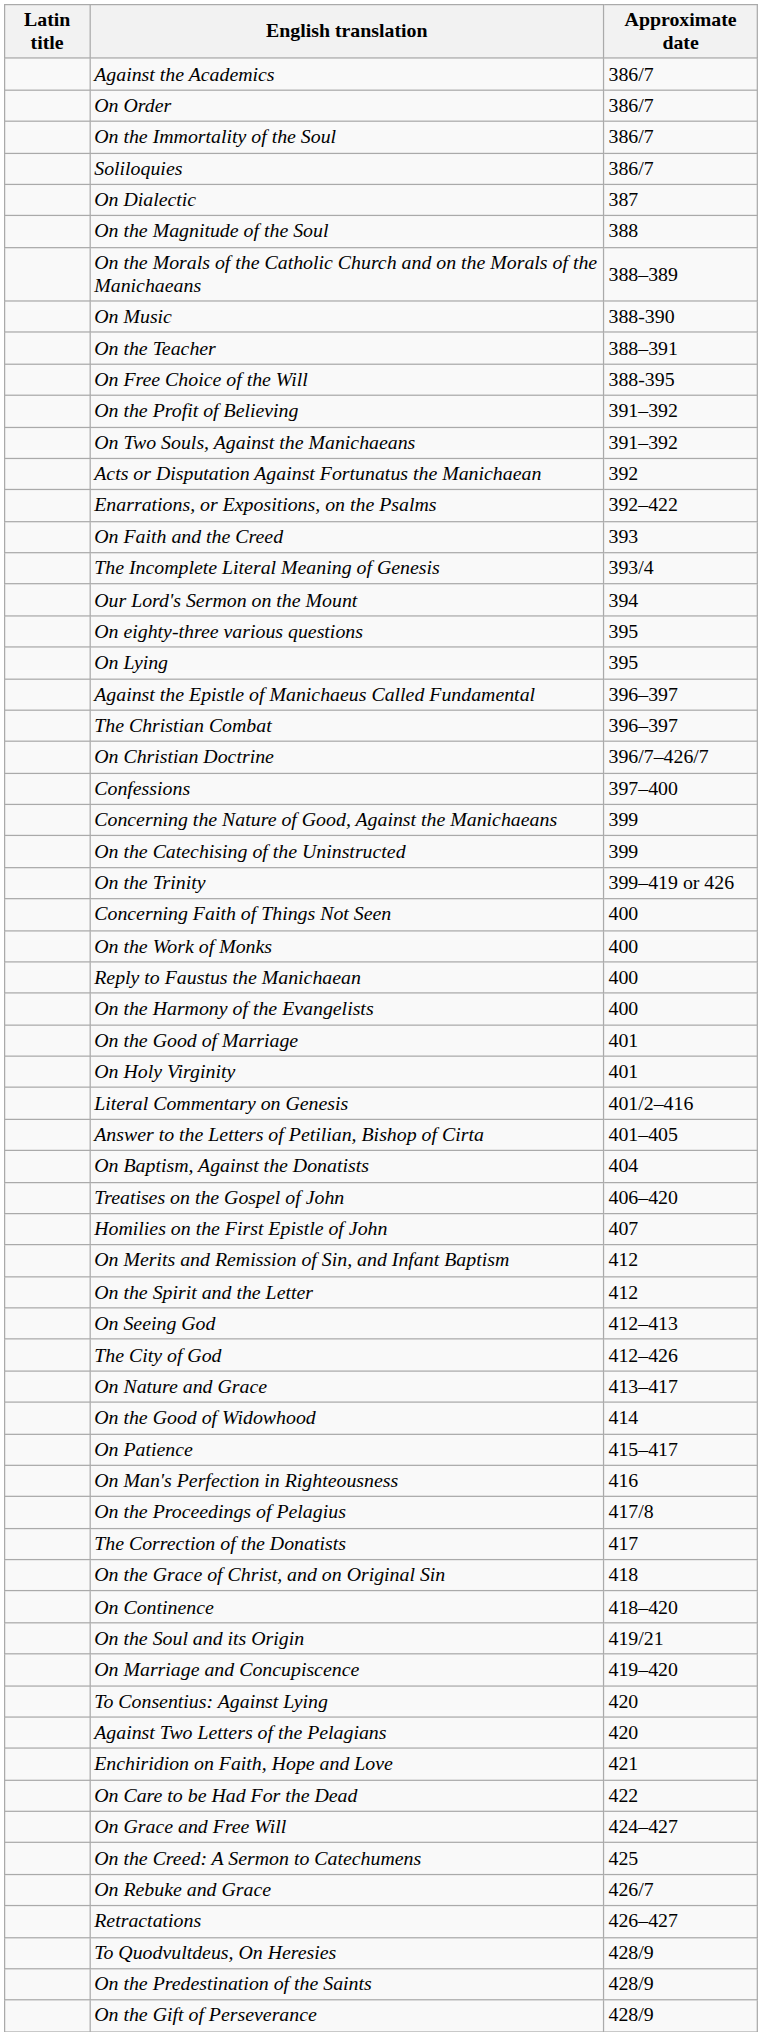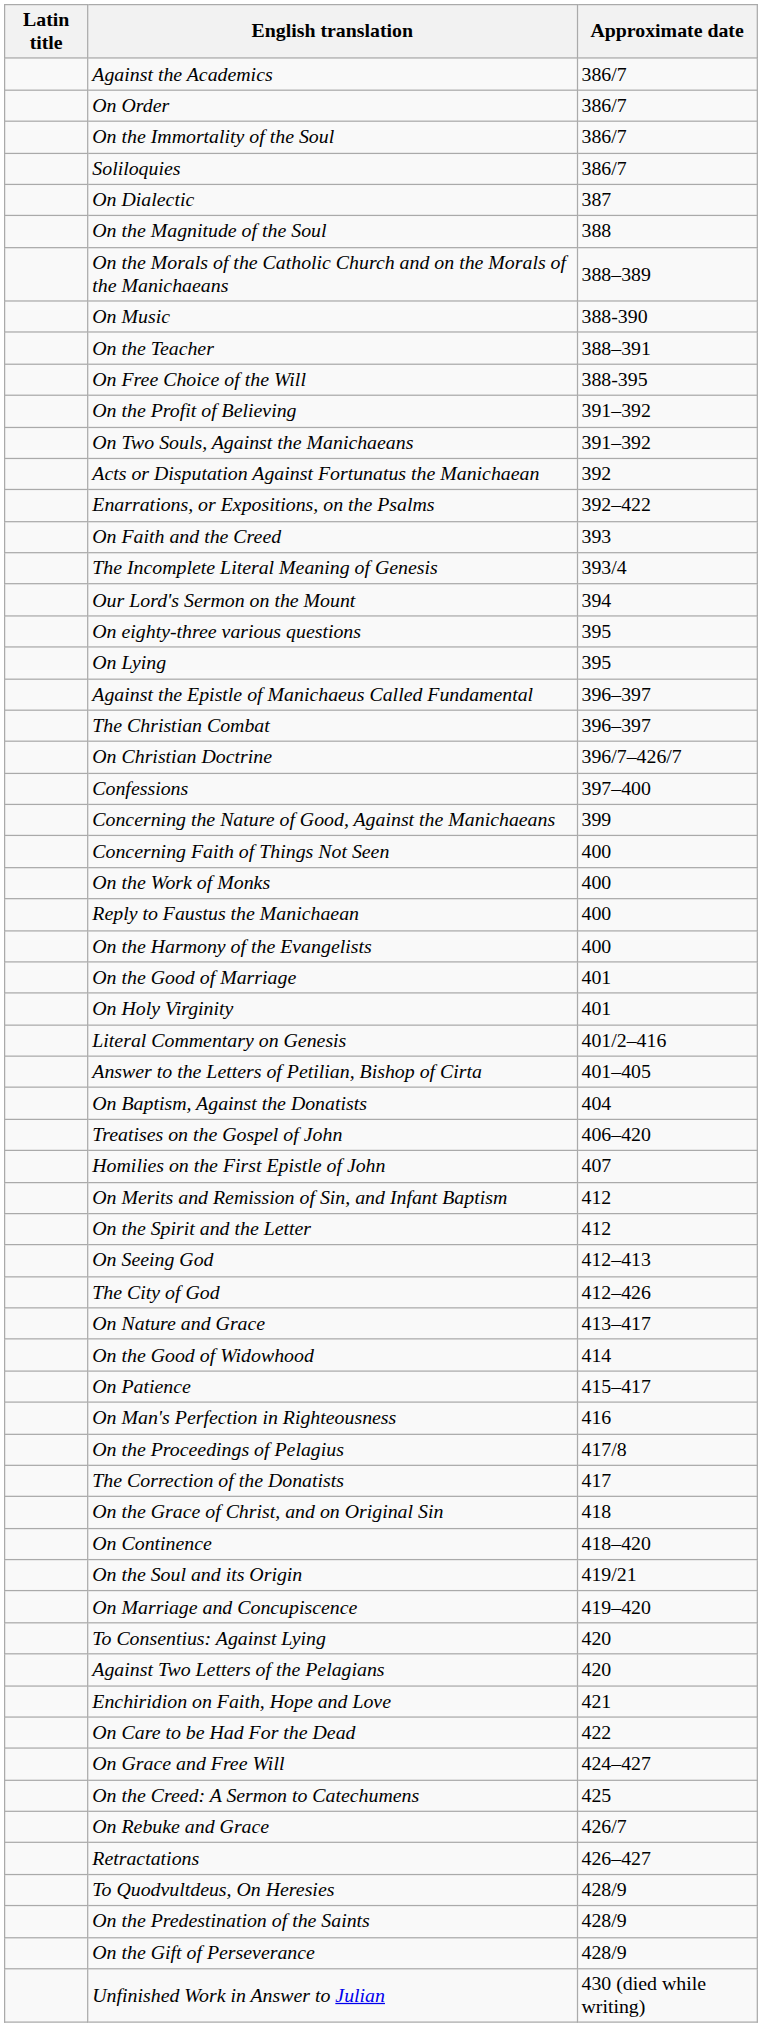- row: (250, 851)
- row: (150, 882)
+ row: (239, 1995)
